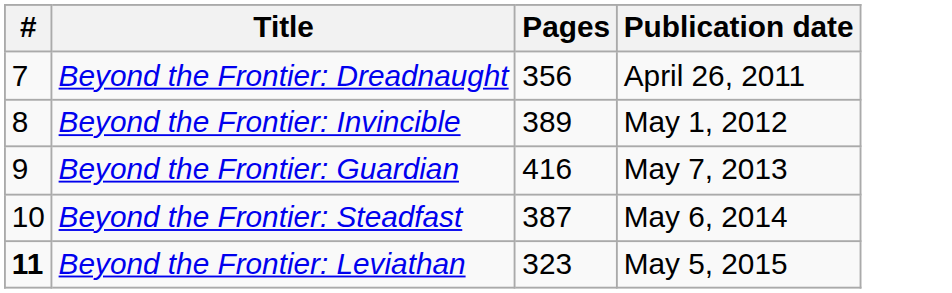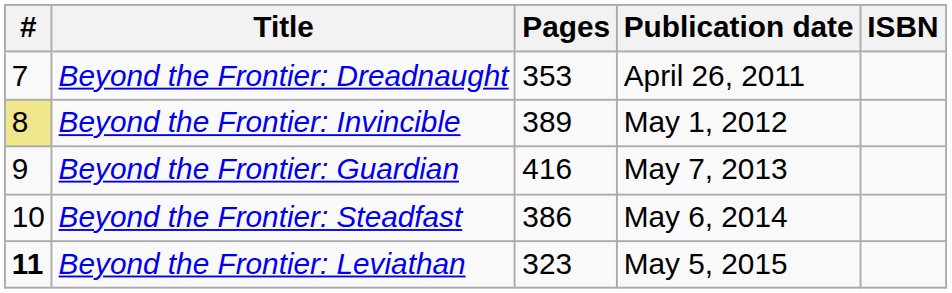+ column: (903, 28)
(547, 75) 356 -> (547, 75) 353
(20, 122) no background -> (20, 122) khaki background
(547, 216) 387 -> (547, 216) 386
